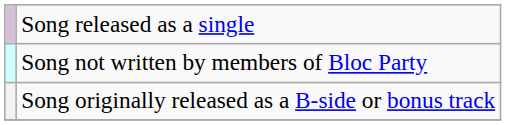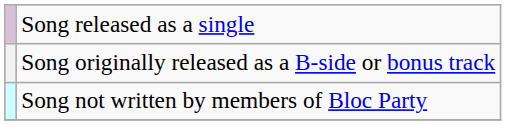rows swapped: (224, 62) <-> (258, 101)
